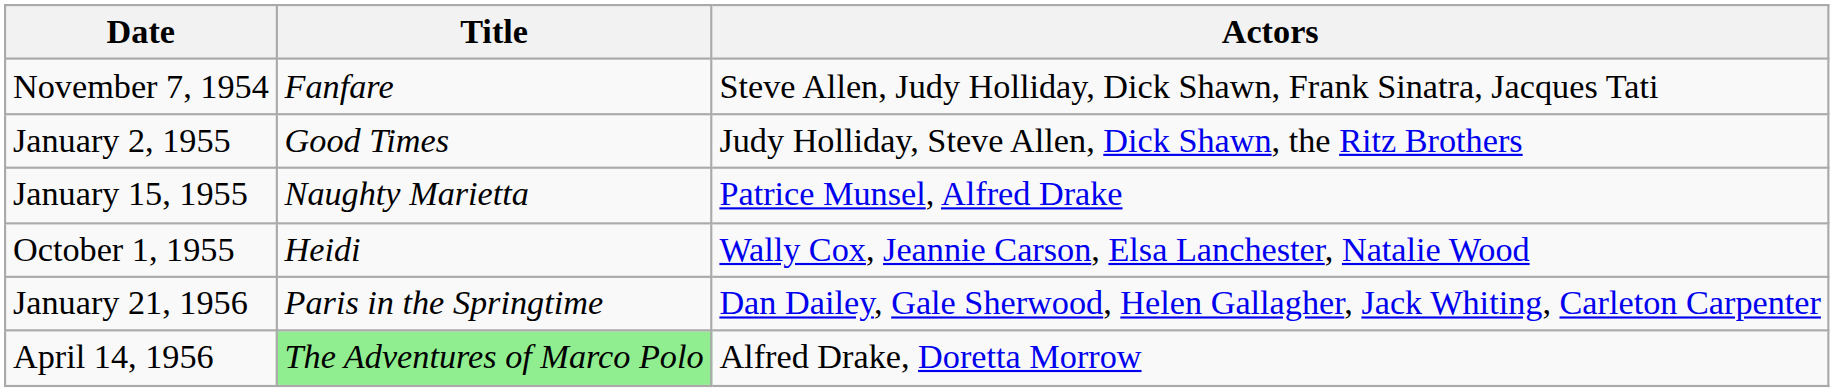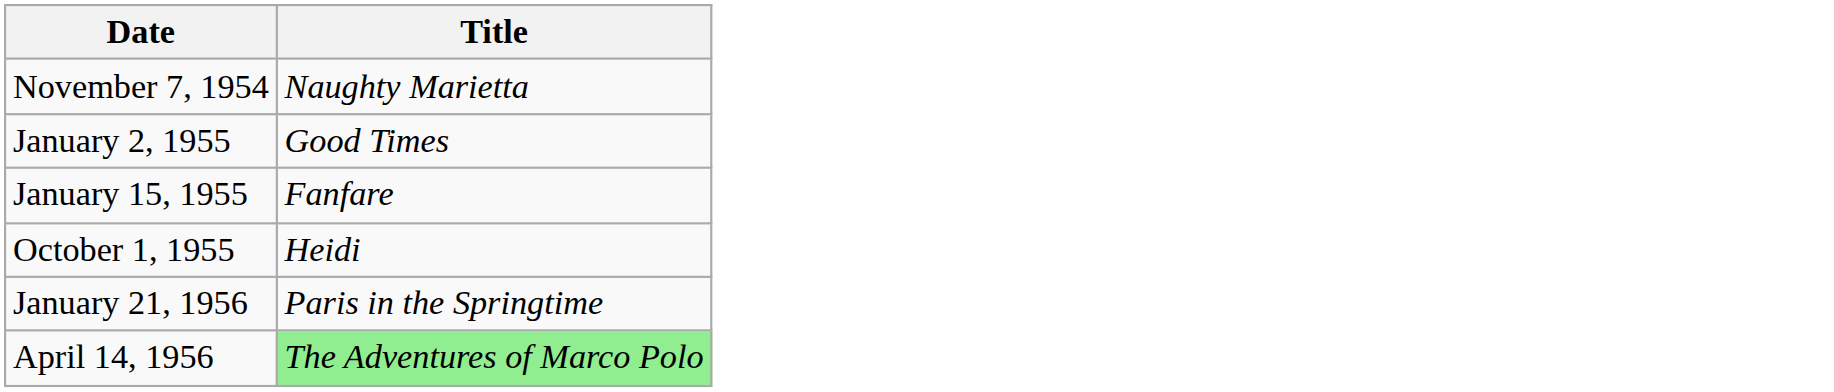- column: (1270, 31)
(339, 85) Fanfare -> (407, 85) Naughty Marietta
(407, 194) Naughty Marietta -> (339, 194) Fanfare
